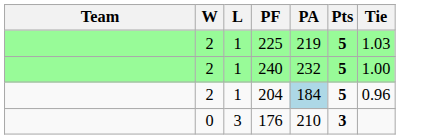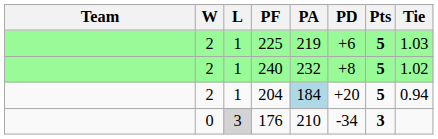+ column: (347, 17)
(376, 69) 1.00 -> (414, 69) 1.02
(376, 95) 0.96 -> (414, 95) 0.94
(238, 120) no background -> (238, 120) lightgrey background
